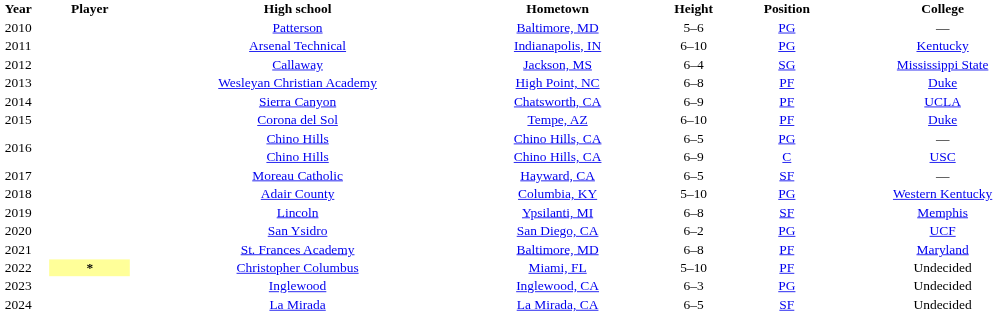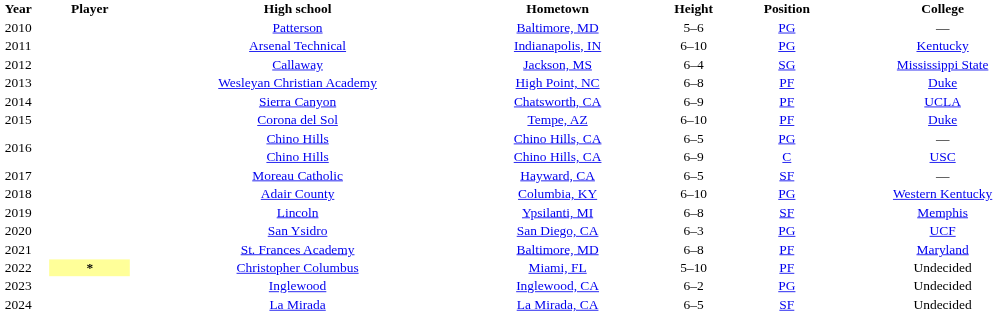(694, 193) 5–10 -> (694, 193) 6–10
(694, 230) 6–2 -> (694, 230) 6–3
(694, 286) 6–3 -> (694, 286) 6–2
